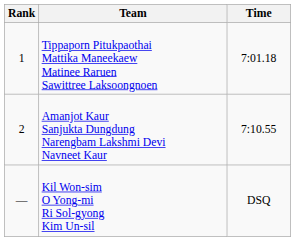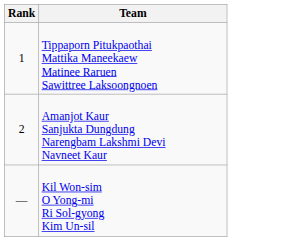- column: (259, 13)
